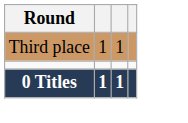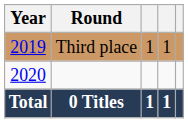+ column: (28, 18)
